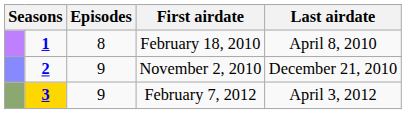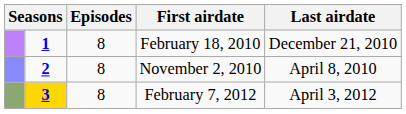(333, 43) April 8, 2010 -> (333, 43) December 21, 2010
(101, 69) 9 -> (101, 69) 8
(333, 69) December 21, 2010 -> (333, 69) April 8, 2010
(101, 95) 9 -> (101, 95) 8
